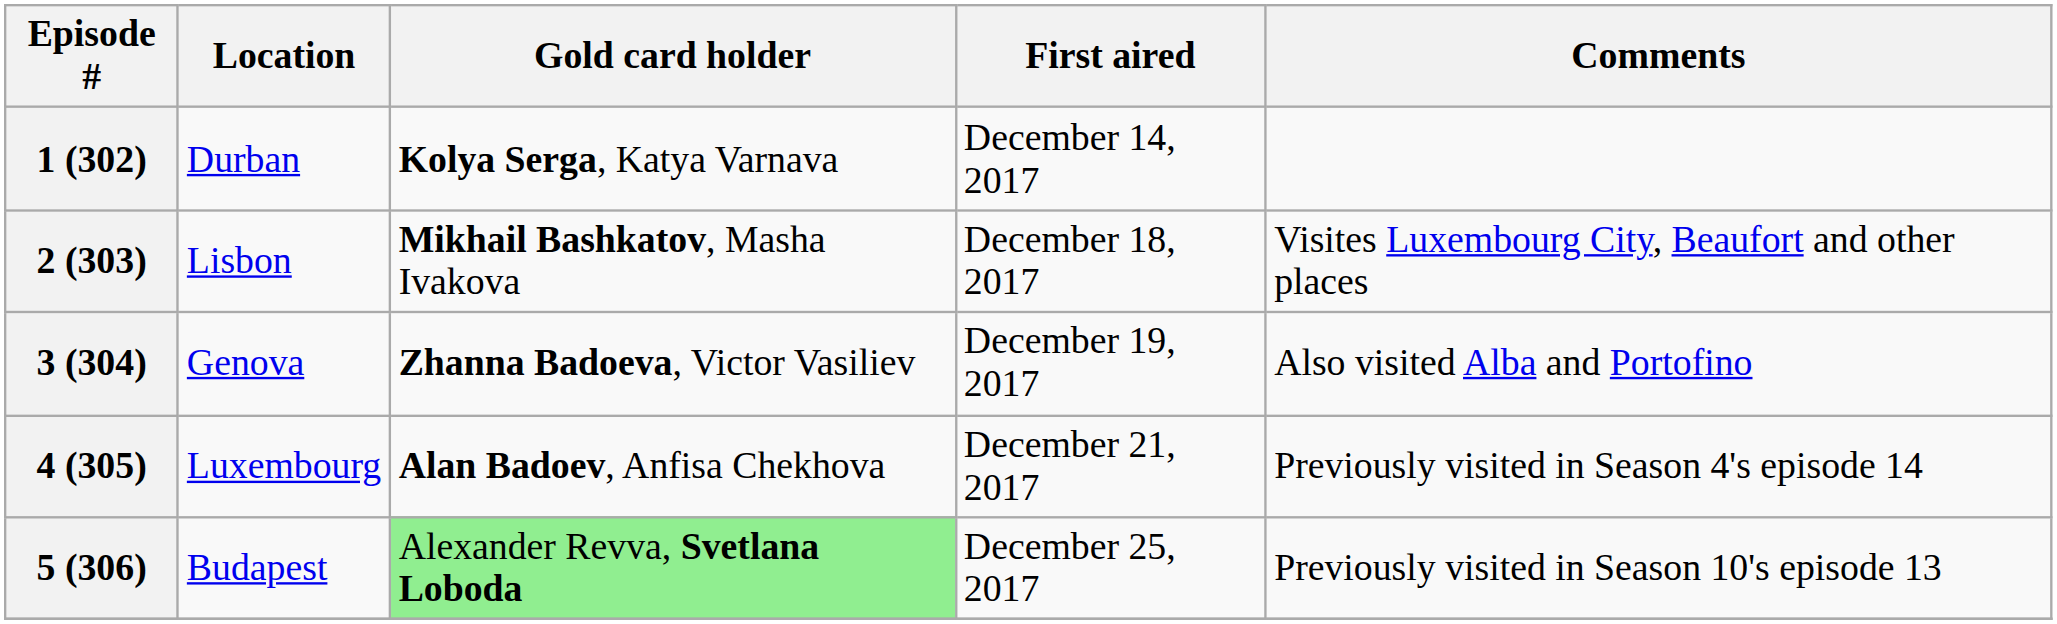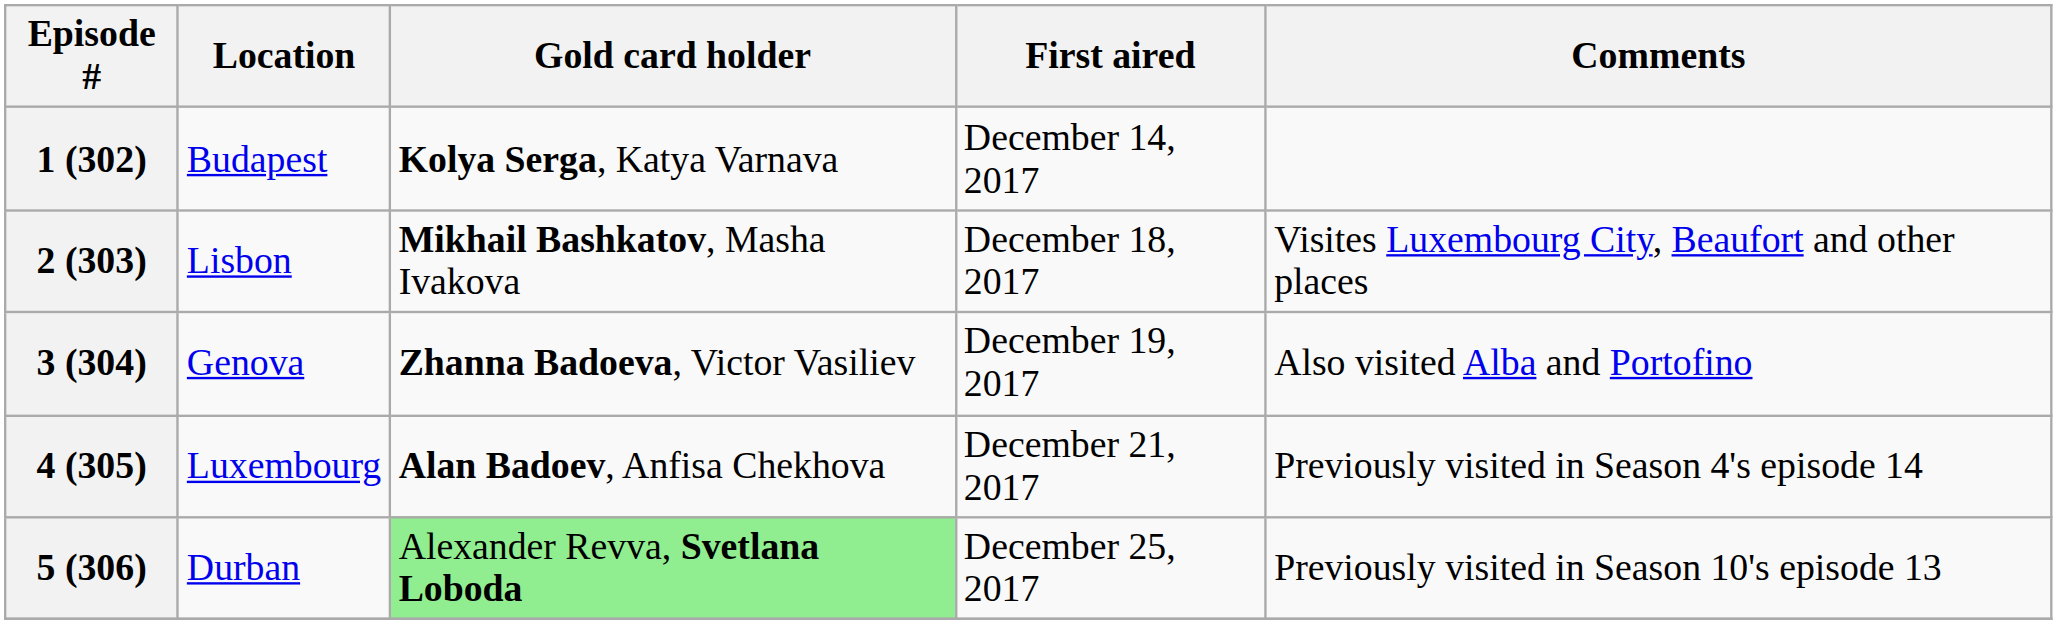(243, 158) Durban -> (257, 158) Budapest
(257, 567) Budapest -> (243, 567) Durban
